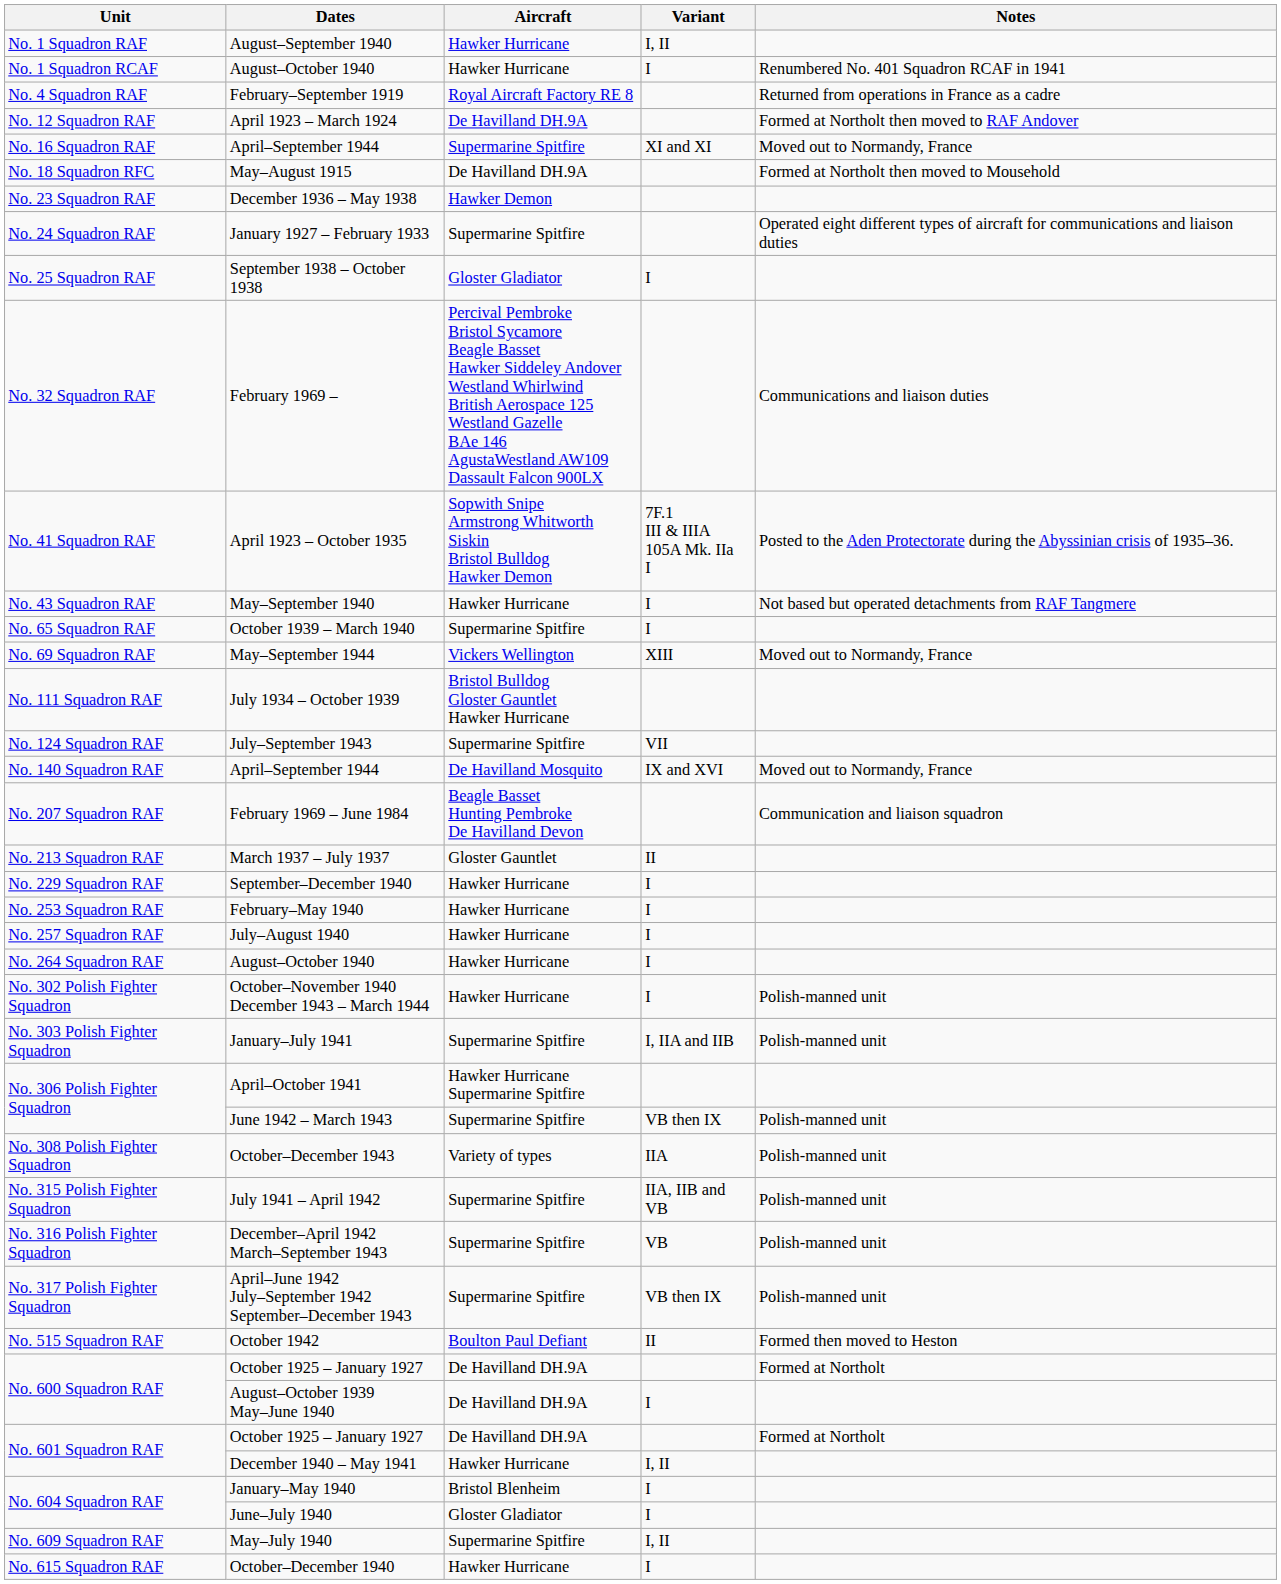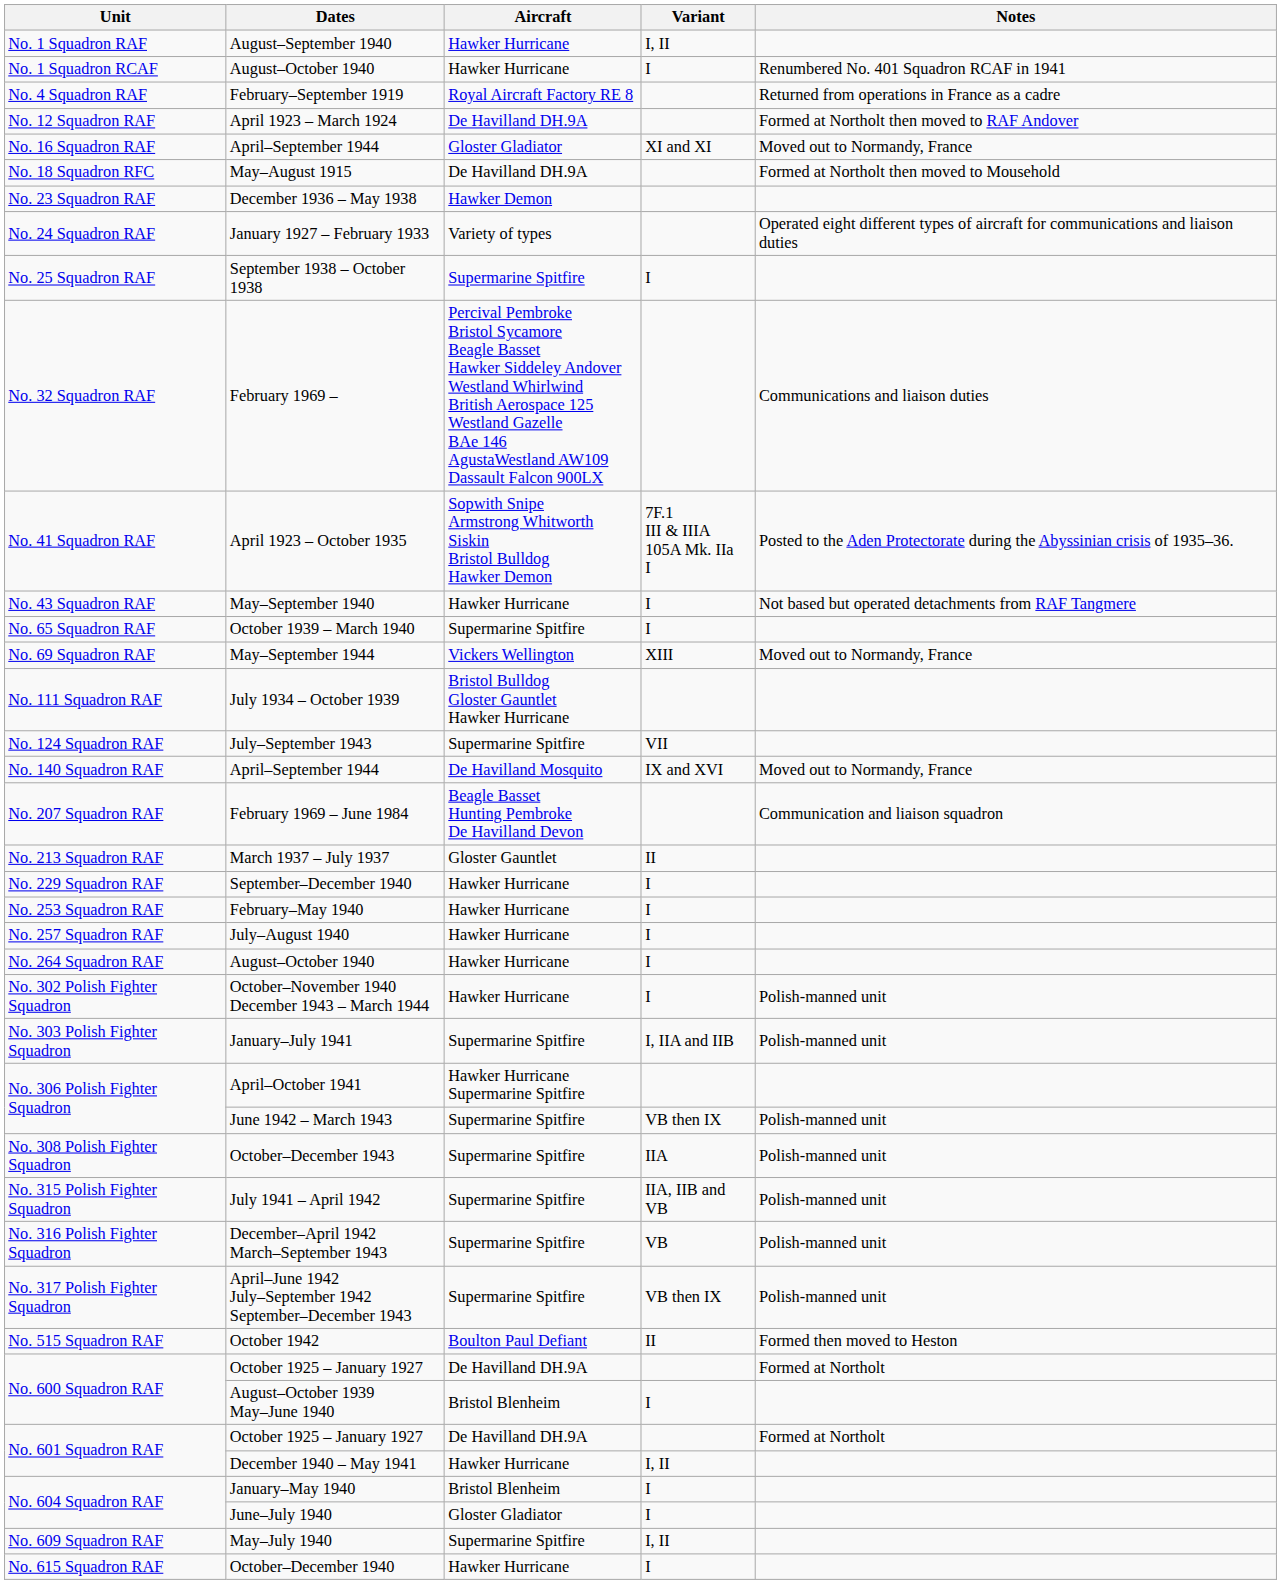(517, 146) Supermarine Spitfire -> (505, 146) Gloster Gladiator
(517, 233) Supermarine Spitfire -> (500, 233) Variety of types
(505, 277) Gloster Gladiator -> (517, 277) Supermarine Spitfire
(500, 1155) Variety of types -> (517, 1155) Supermarine Spitfire
(518, 1402) De Havilland DH.9A -> (504, 1402) Bristol Blenheim
